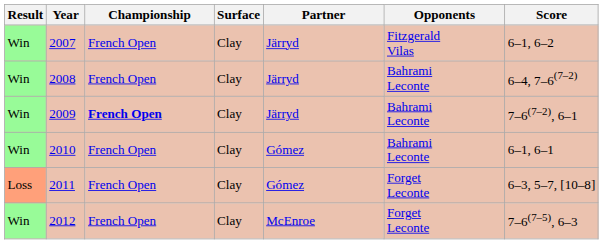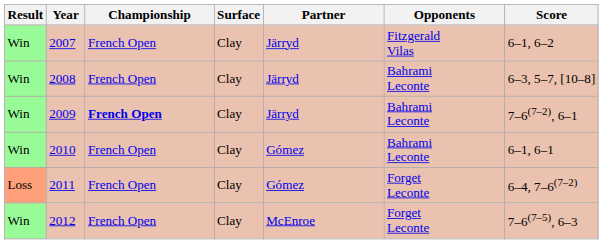(543, 78) 6–4, 7–6(7–2) -> (552, 78) 6–3, 5–7, [10–8]
(552, 185) 6–3, 5–7, [10–8] -> (543, 185) 6–4, 7–6(7–2)
